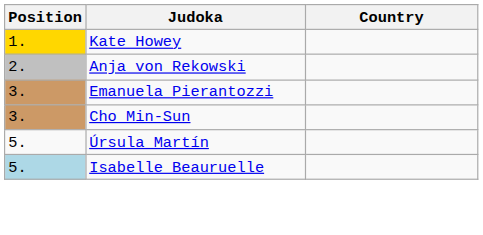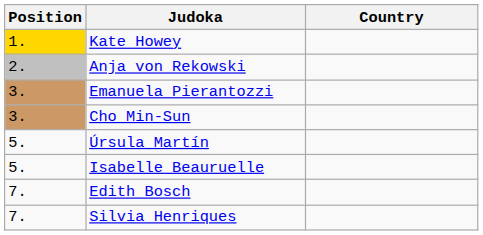(17, 167) lightblue background -> (17, 167) no background
+ row: (140, 192)
+ row: (163, 217)
